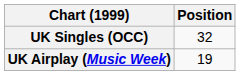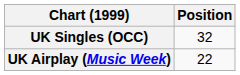(205, 59) 19 -> (205, 59) 22
